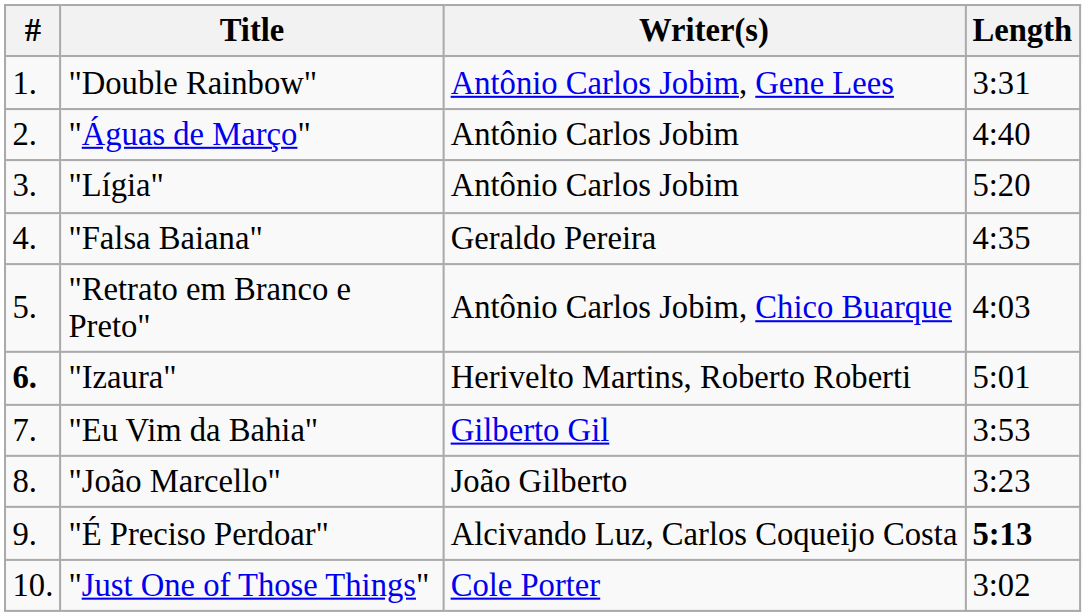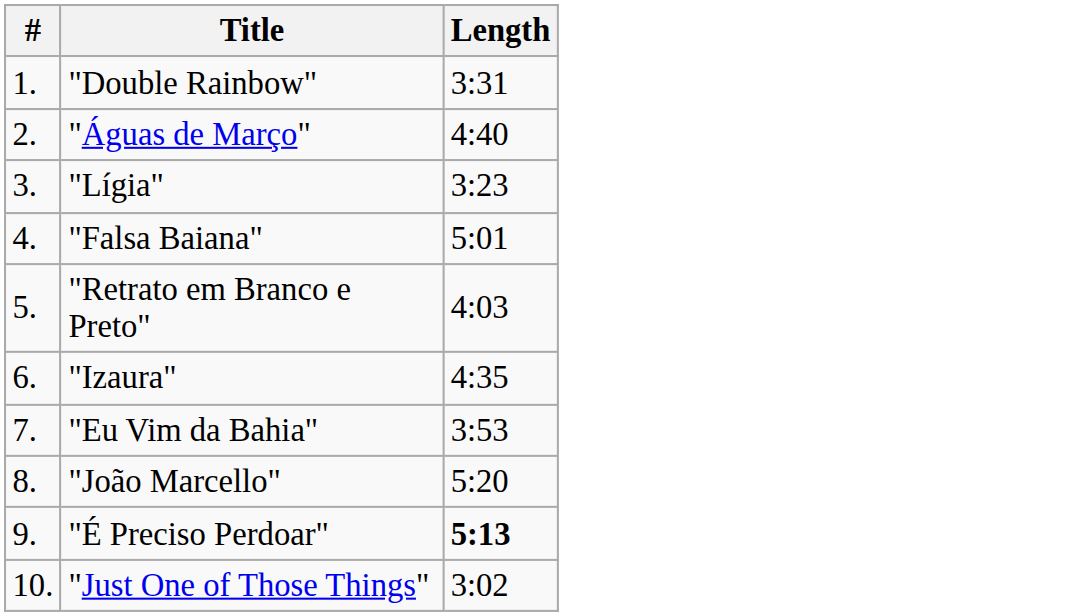- column: (704, 30)
(1001, 185) 5:20 -> (480, 185) 3:23
(1001, 237) 4:35 -> (480, 237) 5:01
(25, 377) bold -> (25, 377) normal
(1001, 377) 5:01 -> (480, 377) 4:35
(1001, 481) 3:23 -> (480, 481) 5:20
